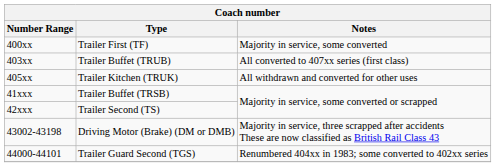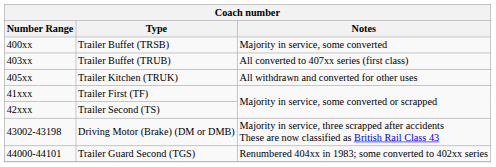(113, 45) Trailer First (TF) -> (124, 45) Trailer Buffet (TRSB)
(124, 93) Trailer Buffet (TRSB) -> (113, 93) Trailer First (TF)
